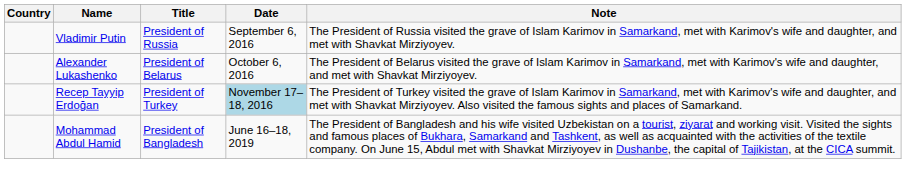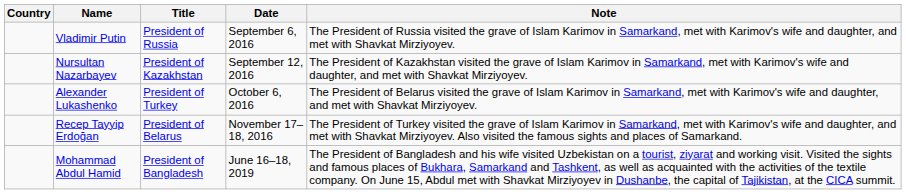+ row: (86, 68)
(173, 68) President of Belarus -> (173, 99) President of Turkey
(173, 99) President of Turkey -> (173, 130) President of Belarus
(266, 99) lightblue background -> (266, 130) no background
